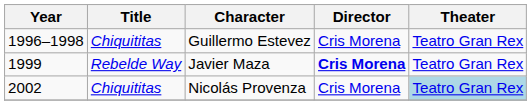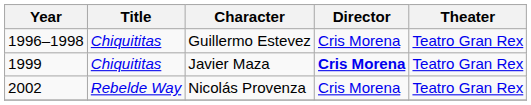(136, 65) Rebelde Way -> (126, 65) Chiquititas
(126, 89) Chiquititas -> (136, 89) Rebelde Way
(468, 89) lightblue background -> (468, 89) no background
